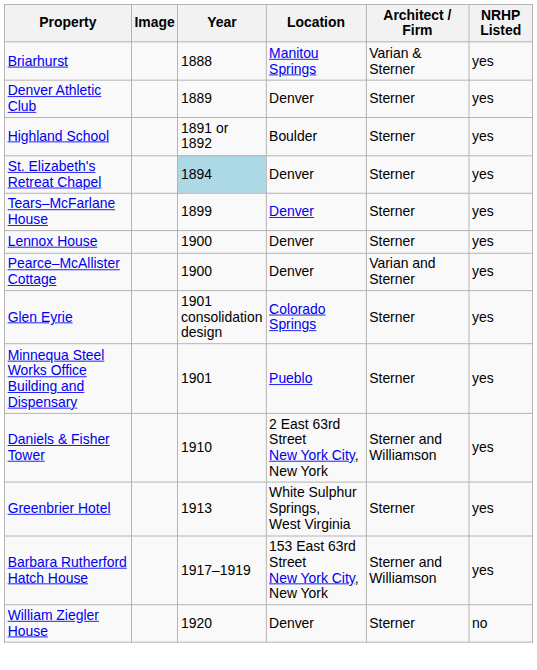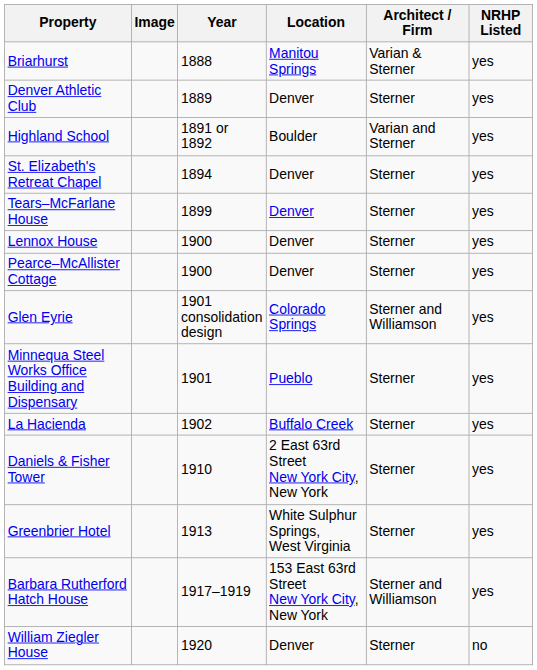(392, 136) Sterner -> (402, 136) Varian and Sterner
(197, 174) lightblue background -> (197, 174) no background
(402, 271) Varian and Sterner -> (392, 271) Sterner
(392, 317) Sterner -> (406, 317) Sterner and Williamson
+ row: (47, 424)
(406, 447) Sterner and Williamson -> (392, 469) Sterner
